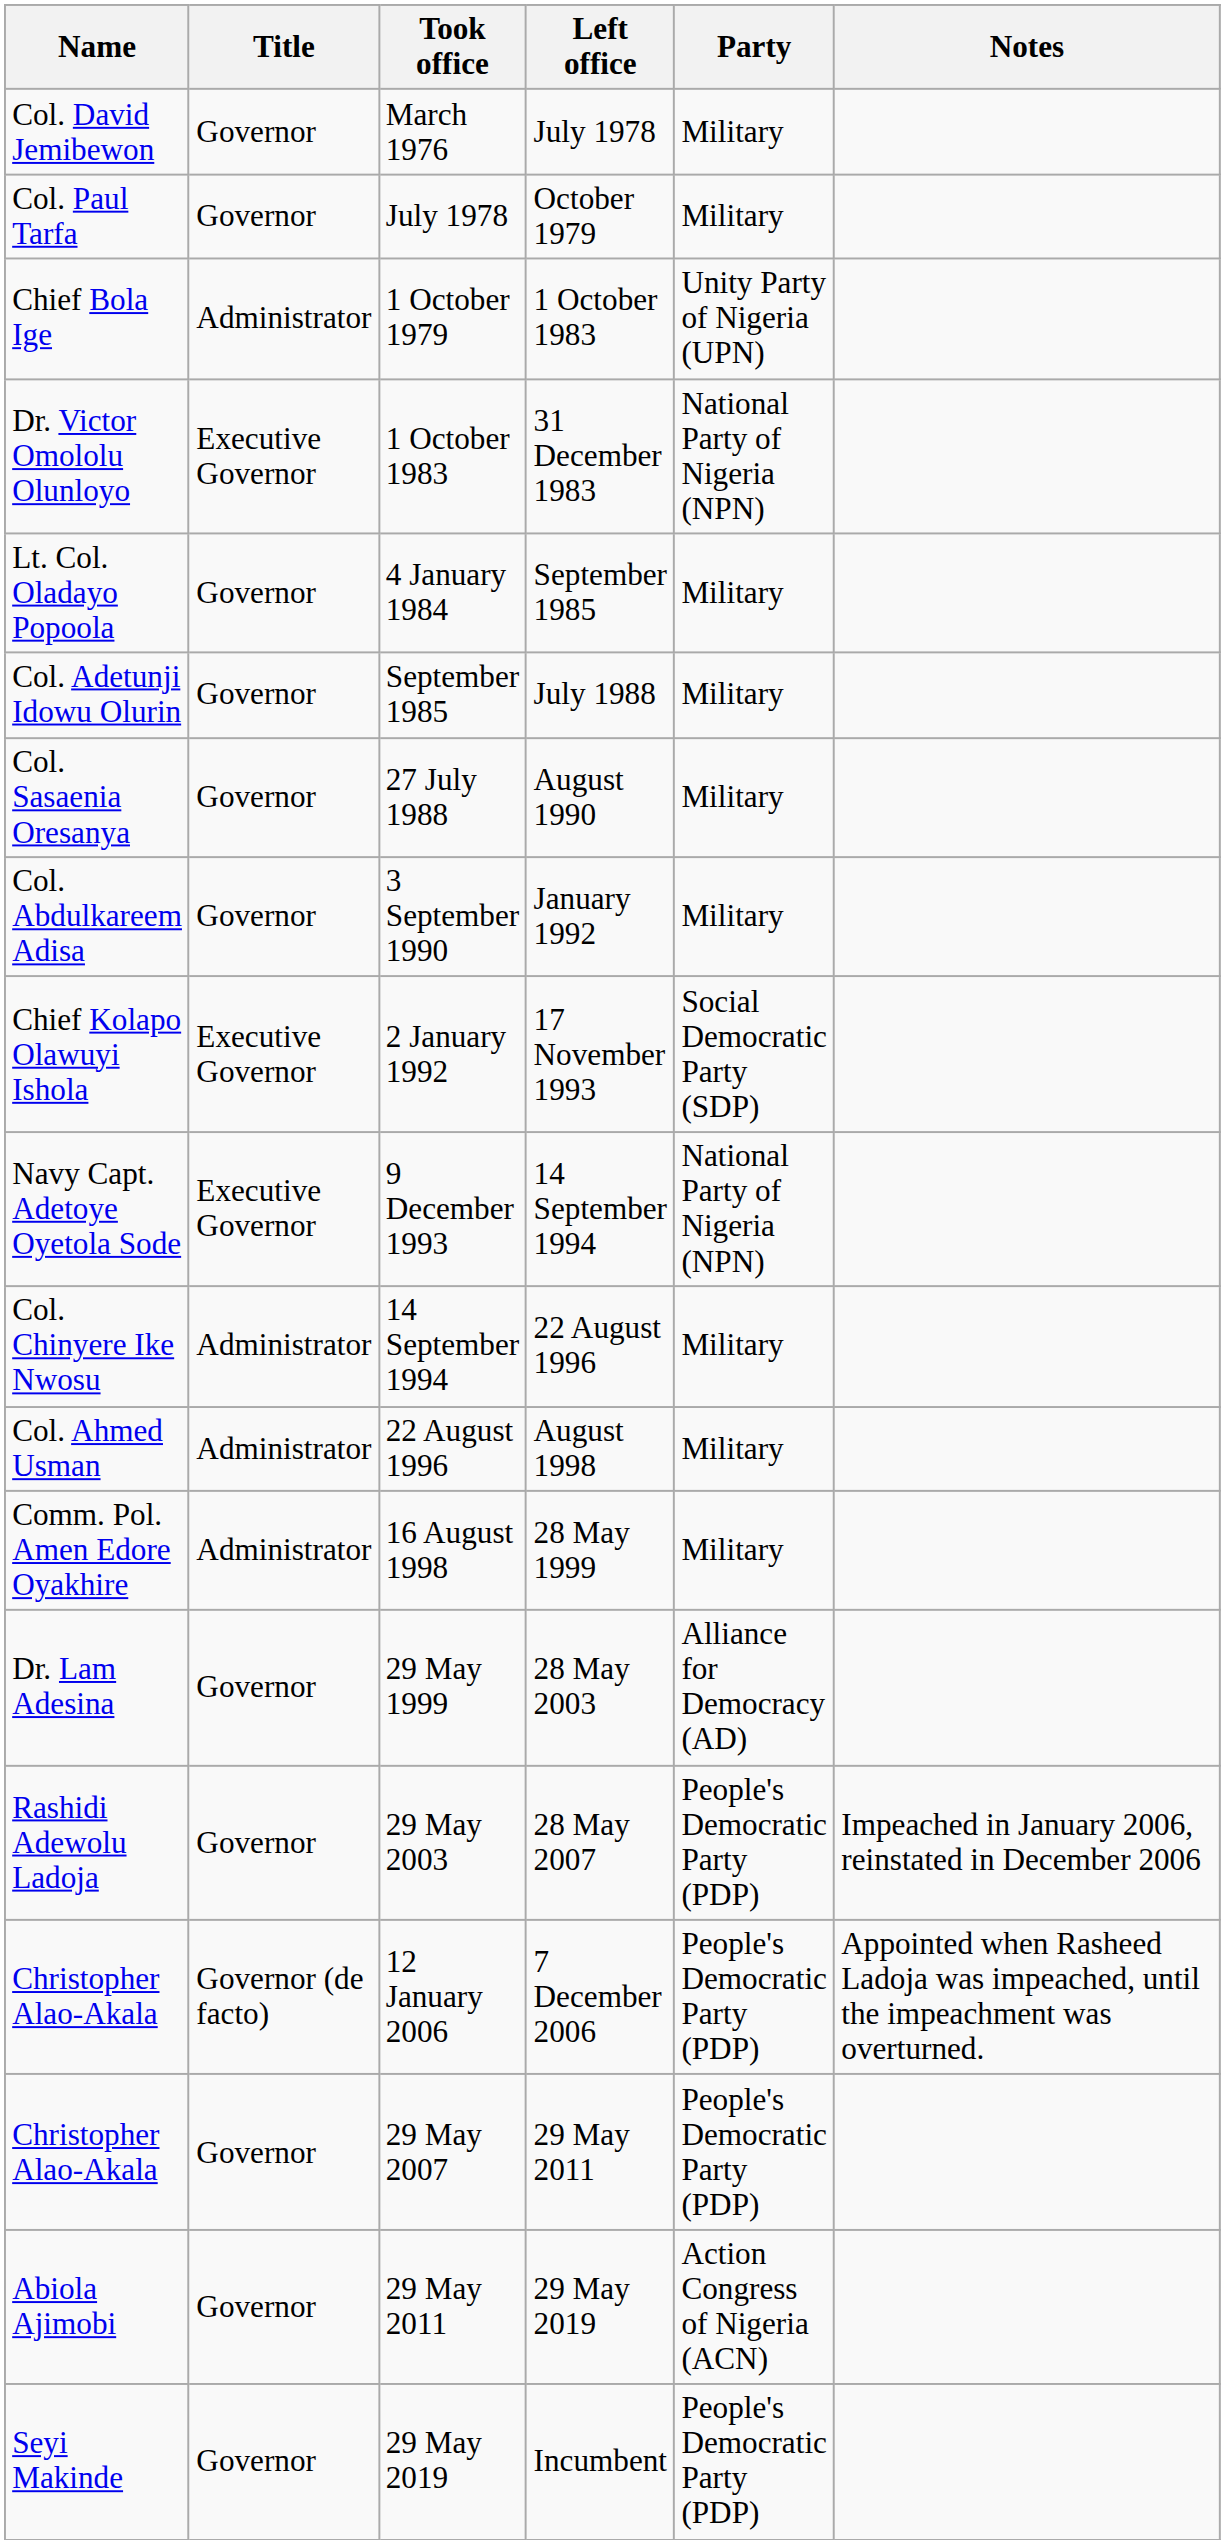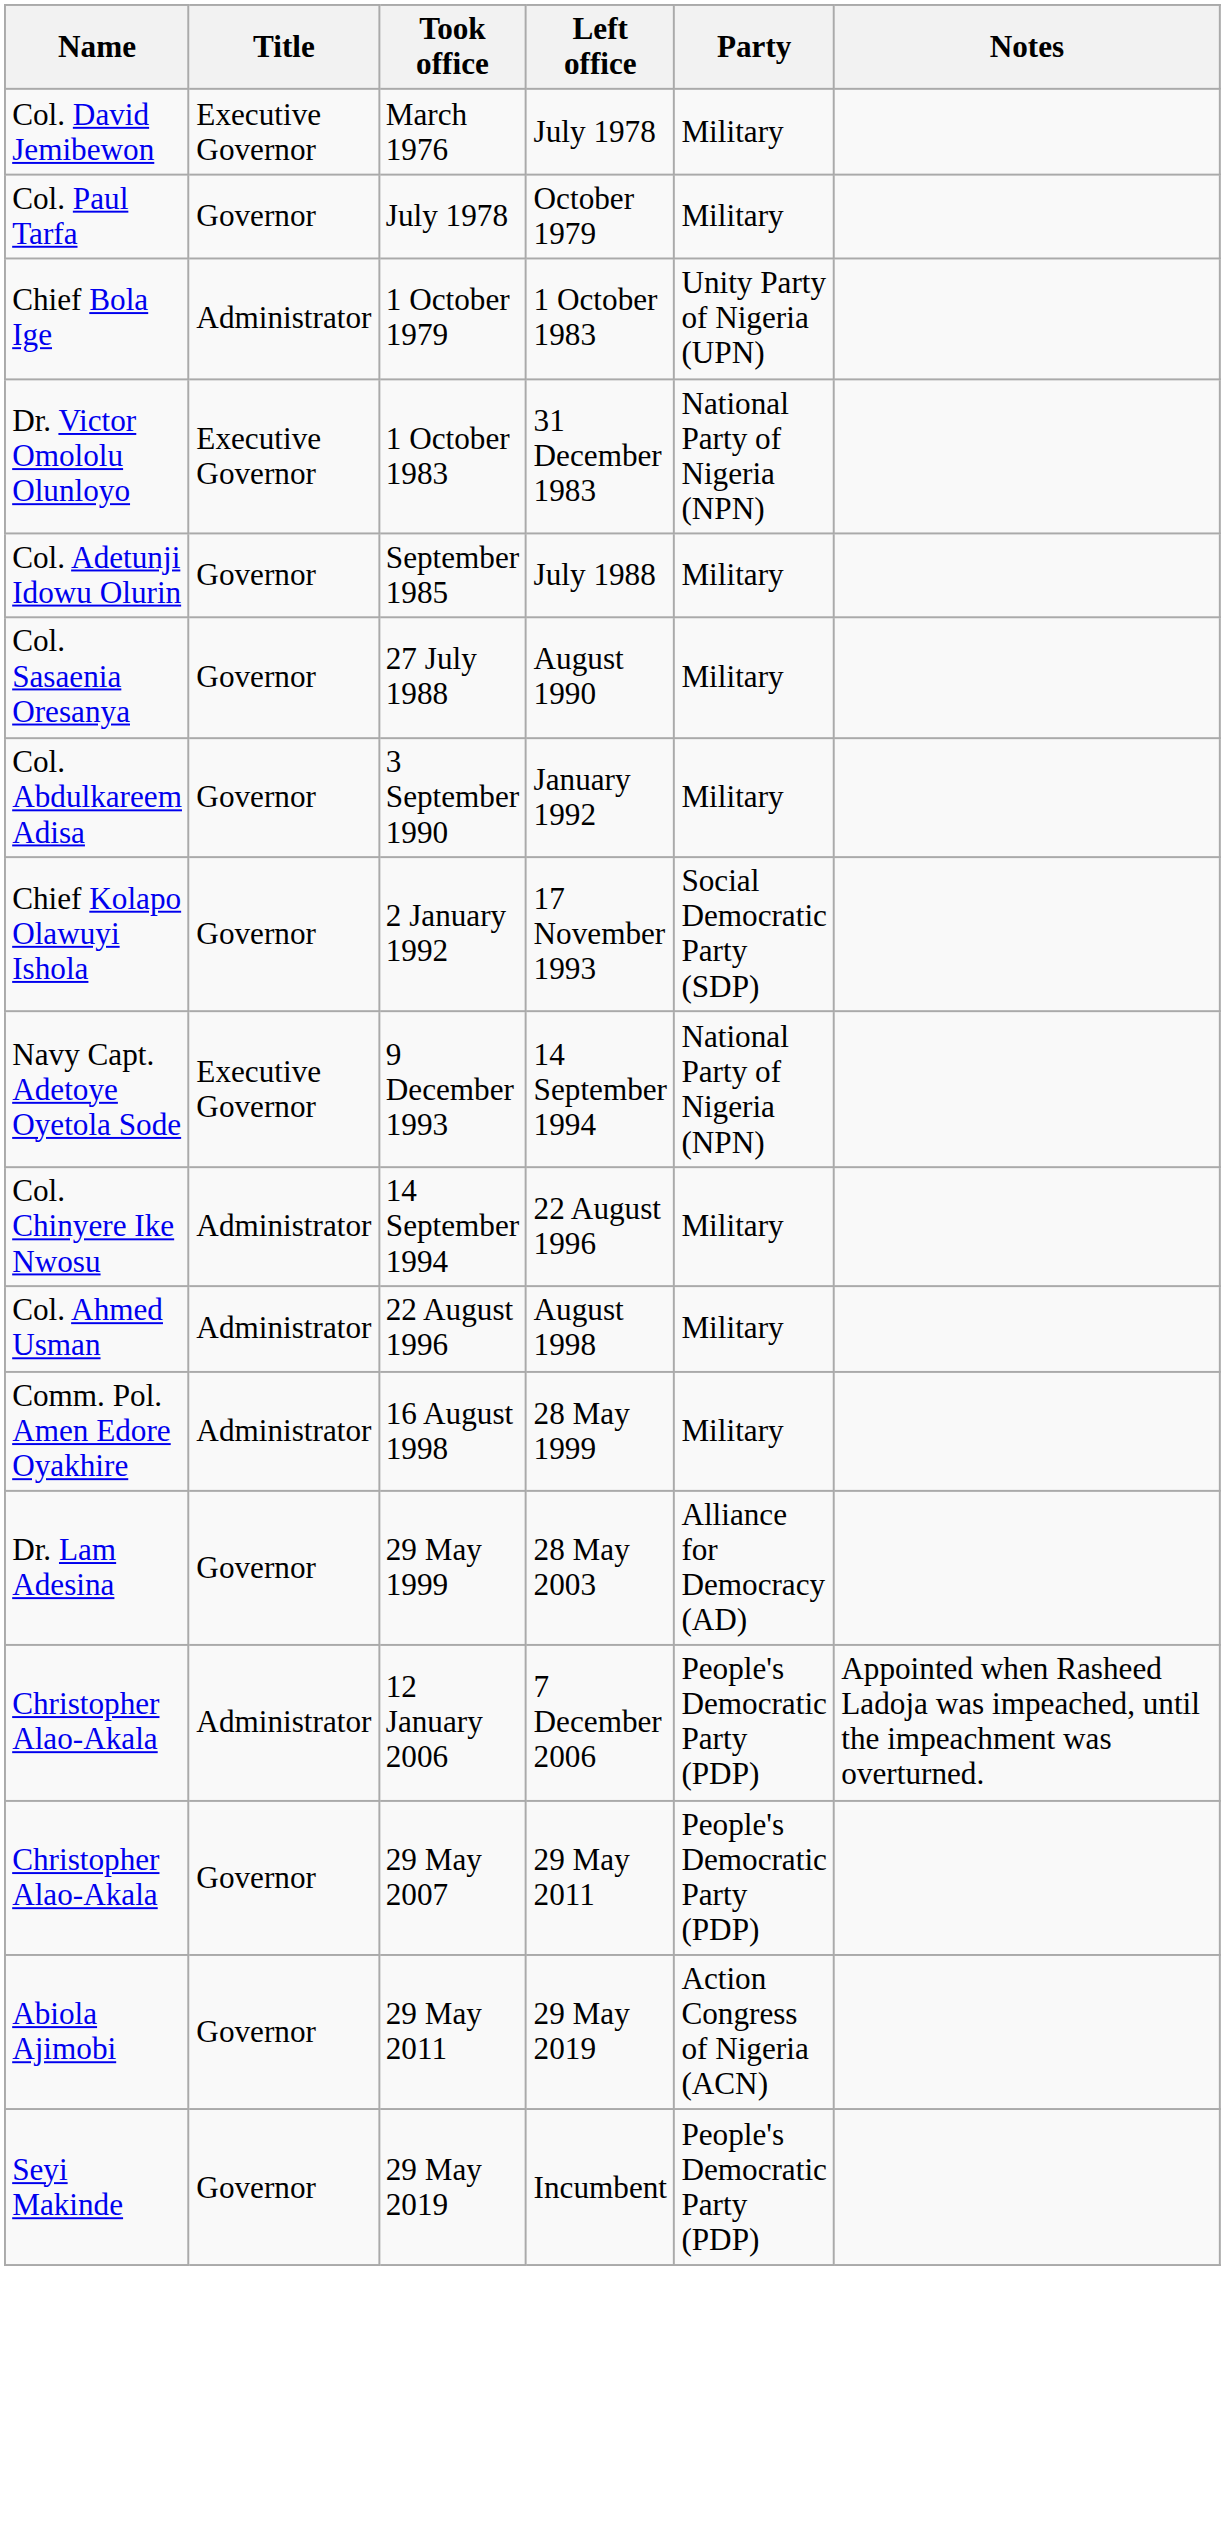(256, 131) Governor -> (259, 131) Executive Governor
- row: (446, 592)
(259, 1053) Executive Governor -> (256, 934) Governor
- row: (434, 1842)
(280, 1996) Governor (de facto) -> (284, 1722) Administrator
